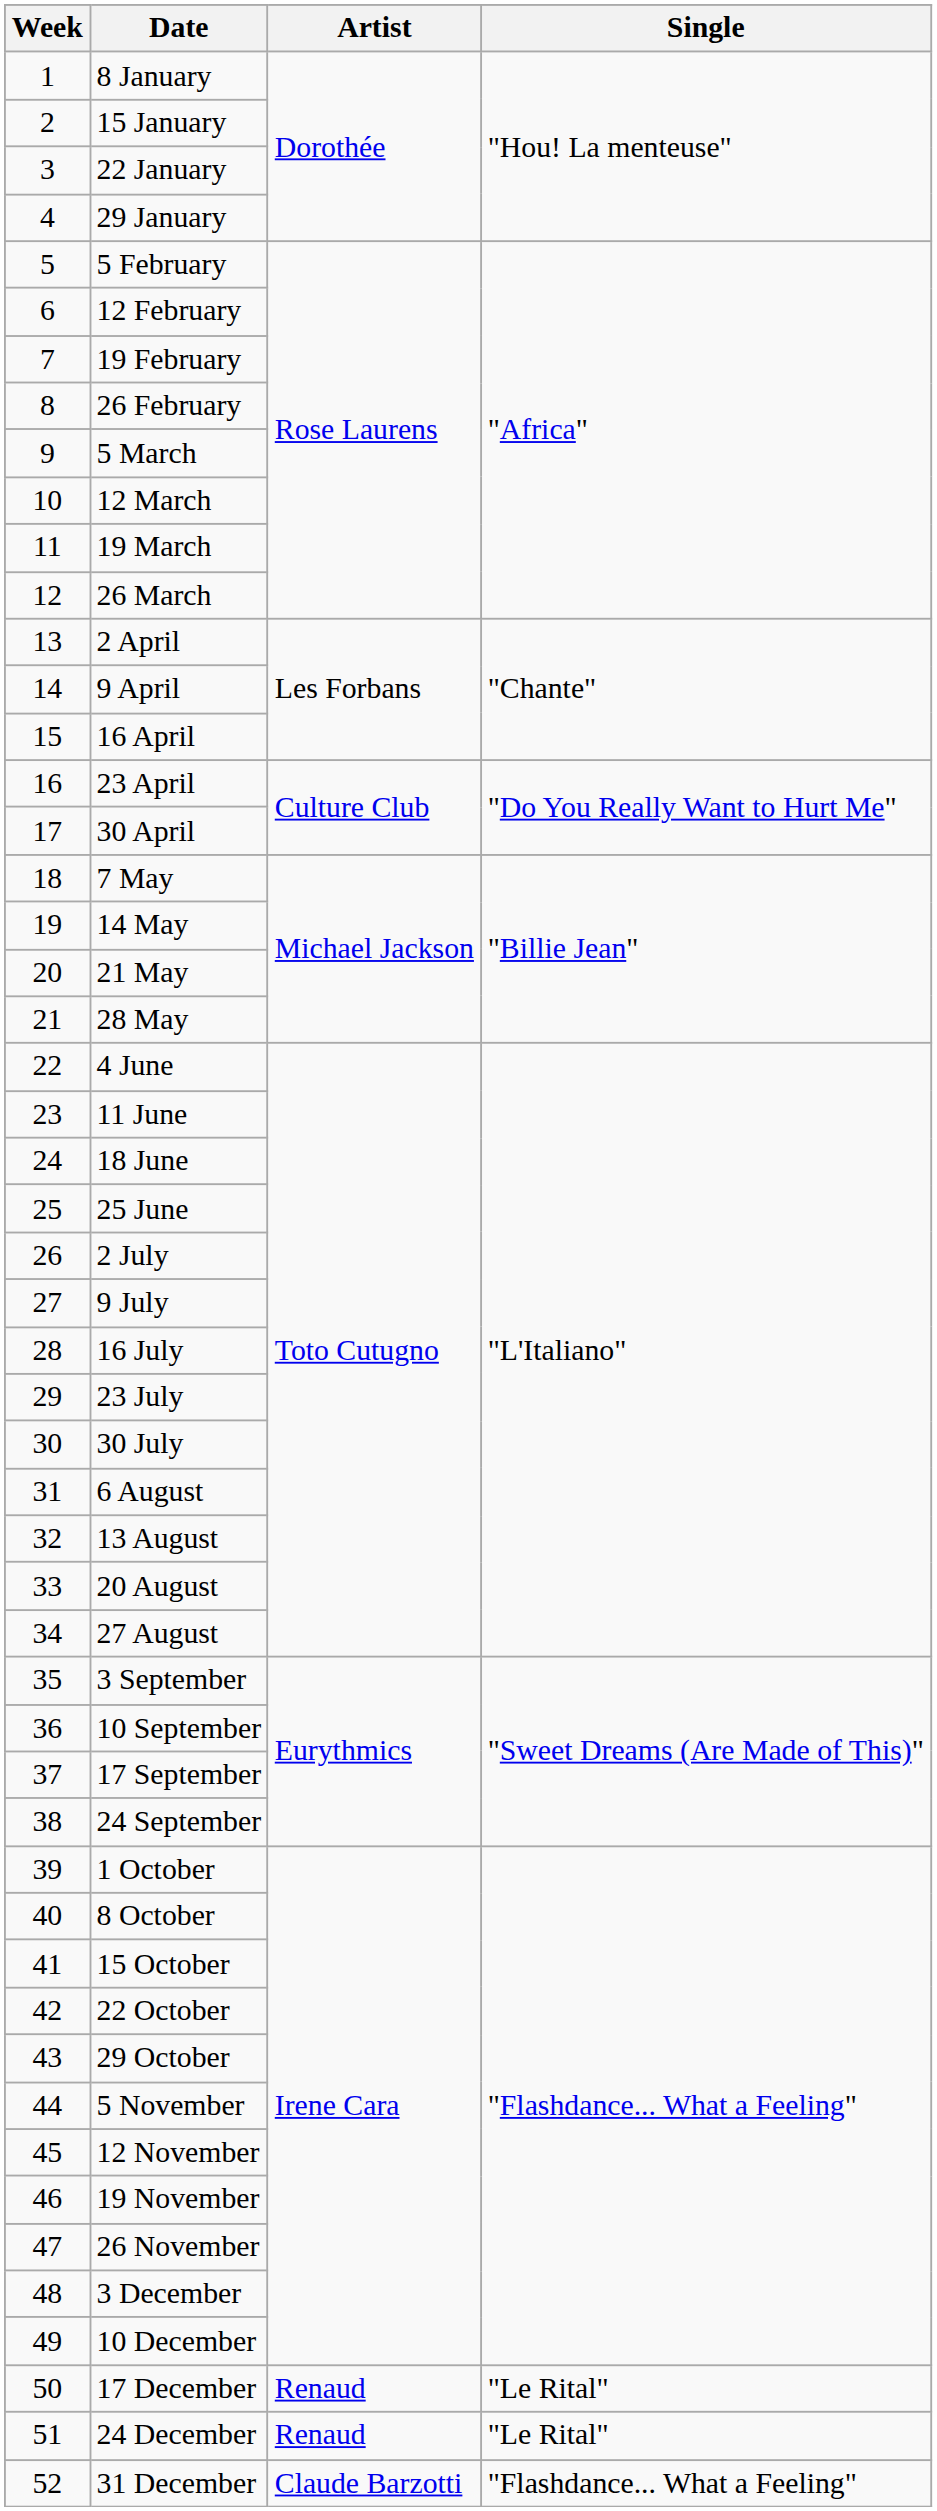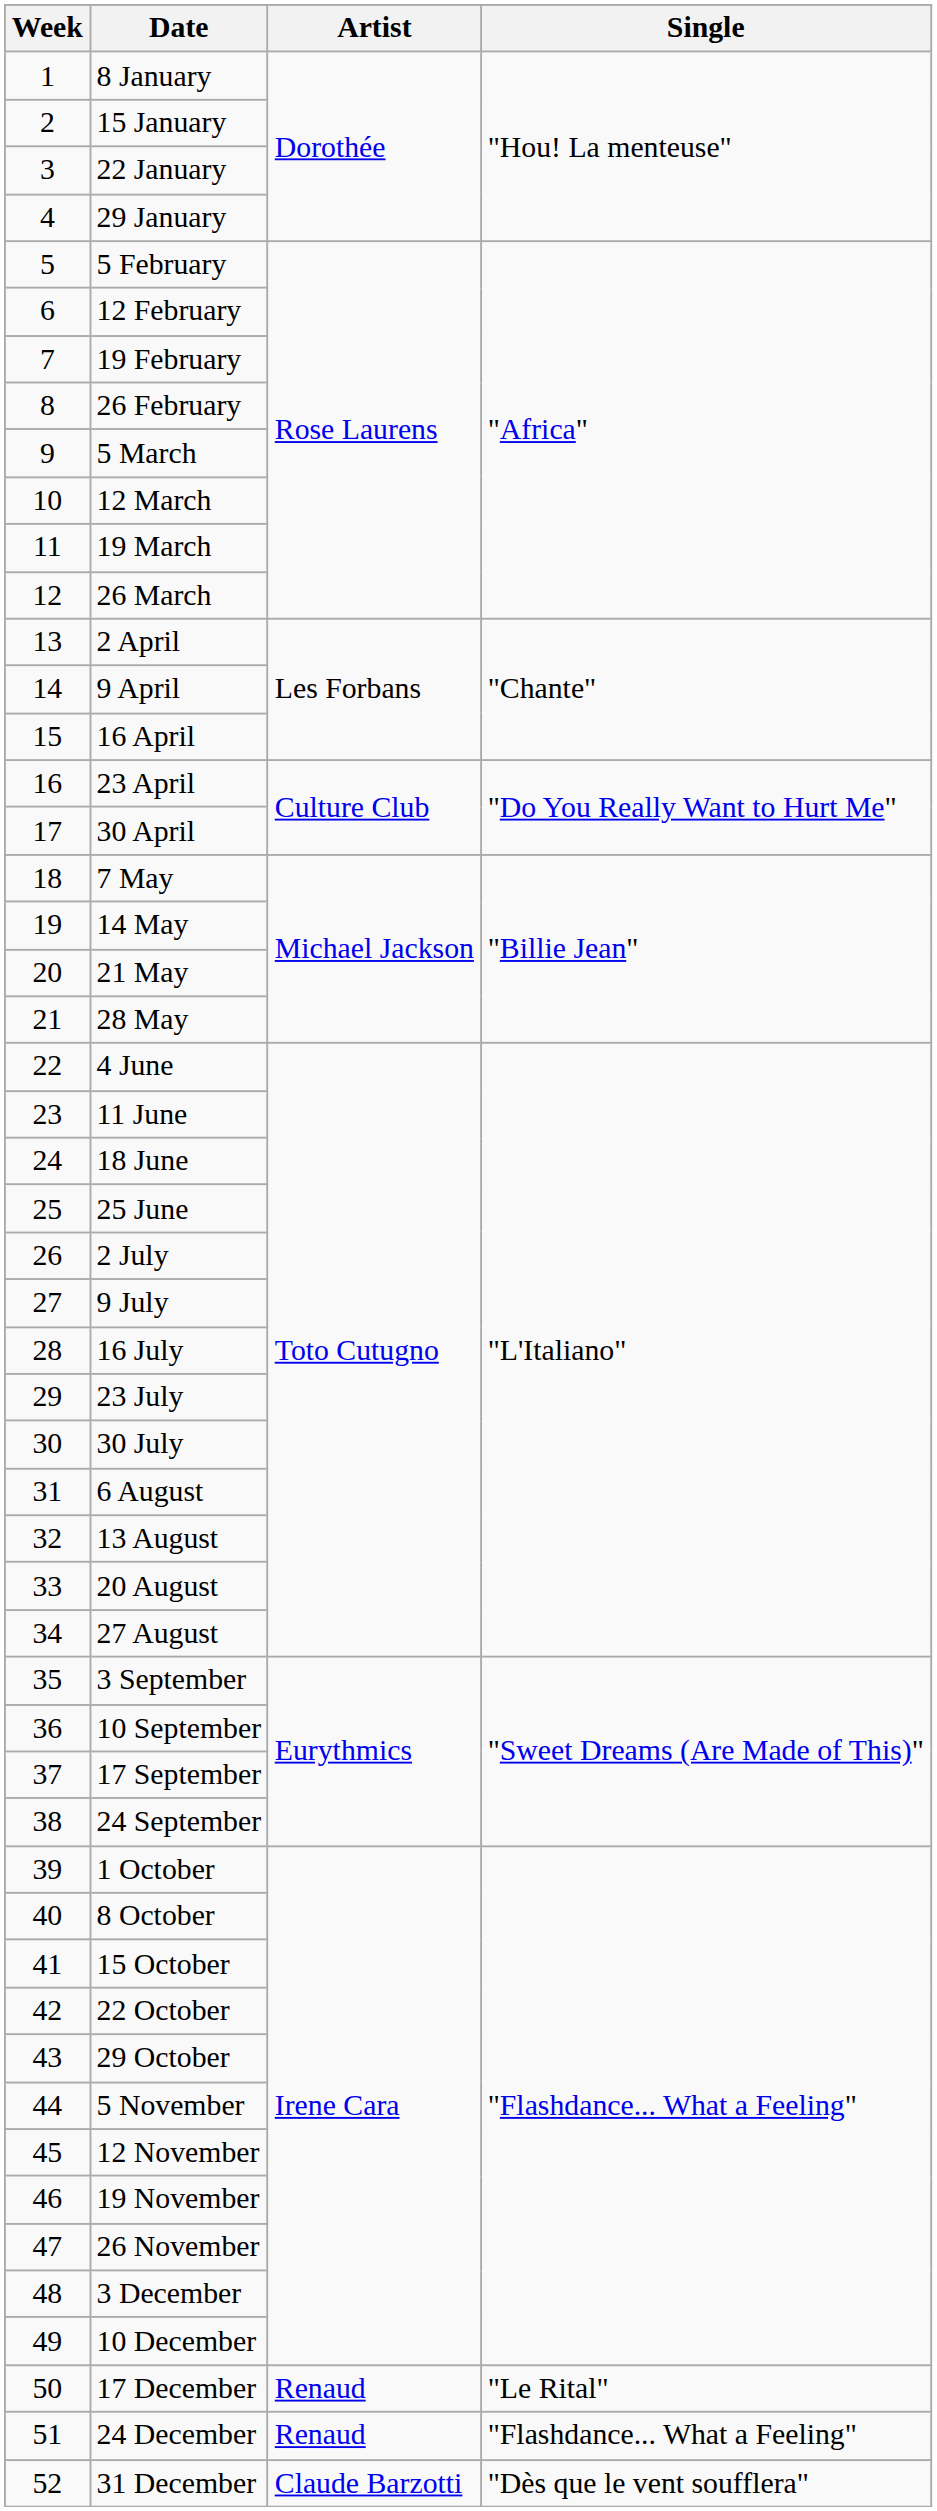(548, 2435) "Le Rital" -> (672, 2435) "Flashdance... What a Feeling"
(672, 2482) "Flashdance... What a Feeling" -> (648, 2482) "Dès que le vent soufflera"
